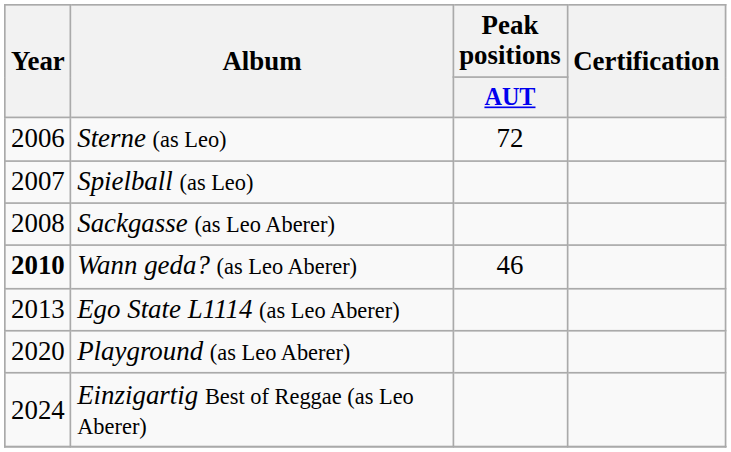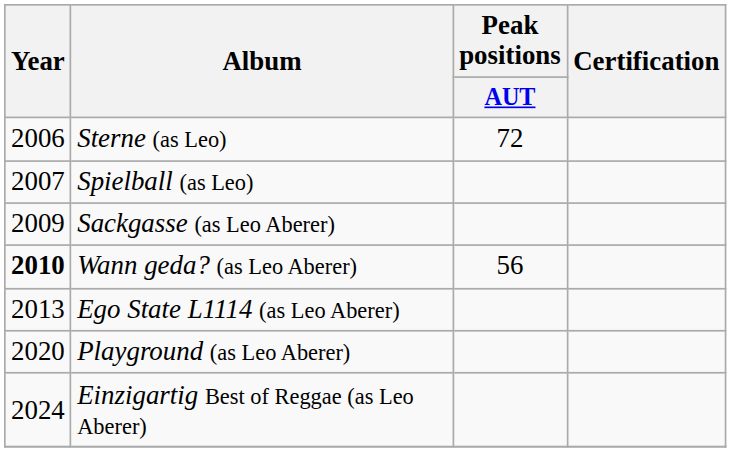(38, 223) 2008 -> (38, 223) 2009
(510, 266) 46 -> (510, 266) 56
